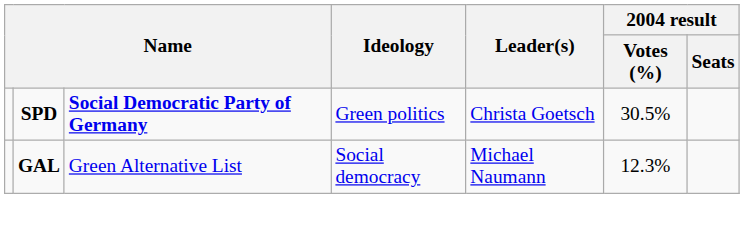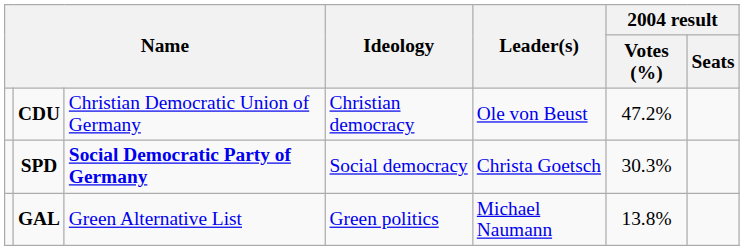+ row: (39, 113)
(390, 113) Green politics -> (399, 166) Social democracy
(645, 113) 30.5% -> (647, 166) 30.3%
(378, 166) Social democracy -> (384, 218) Green politics
(645, 166) 12.3% -> (647, 218) 13.8%
